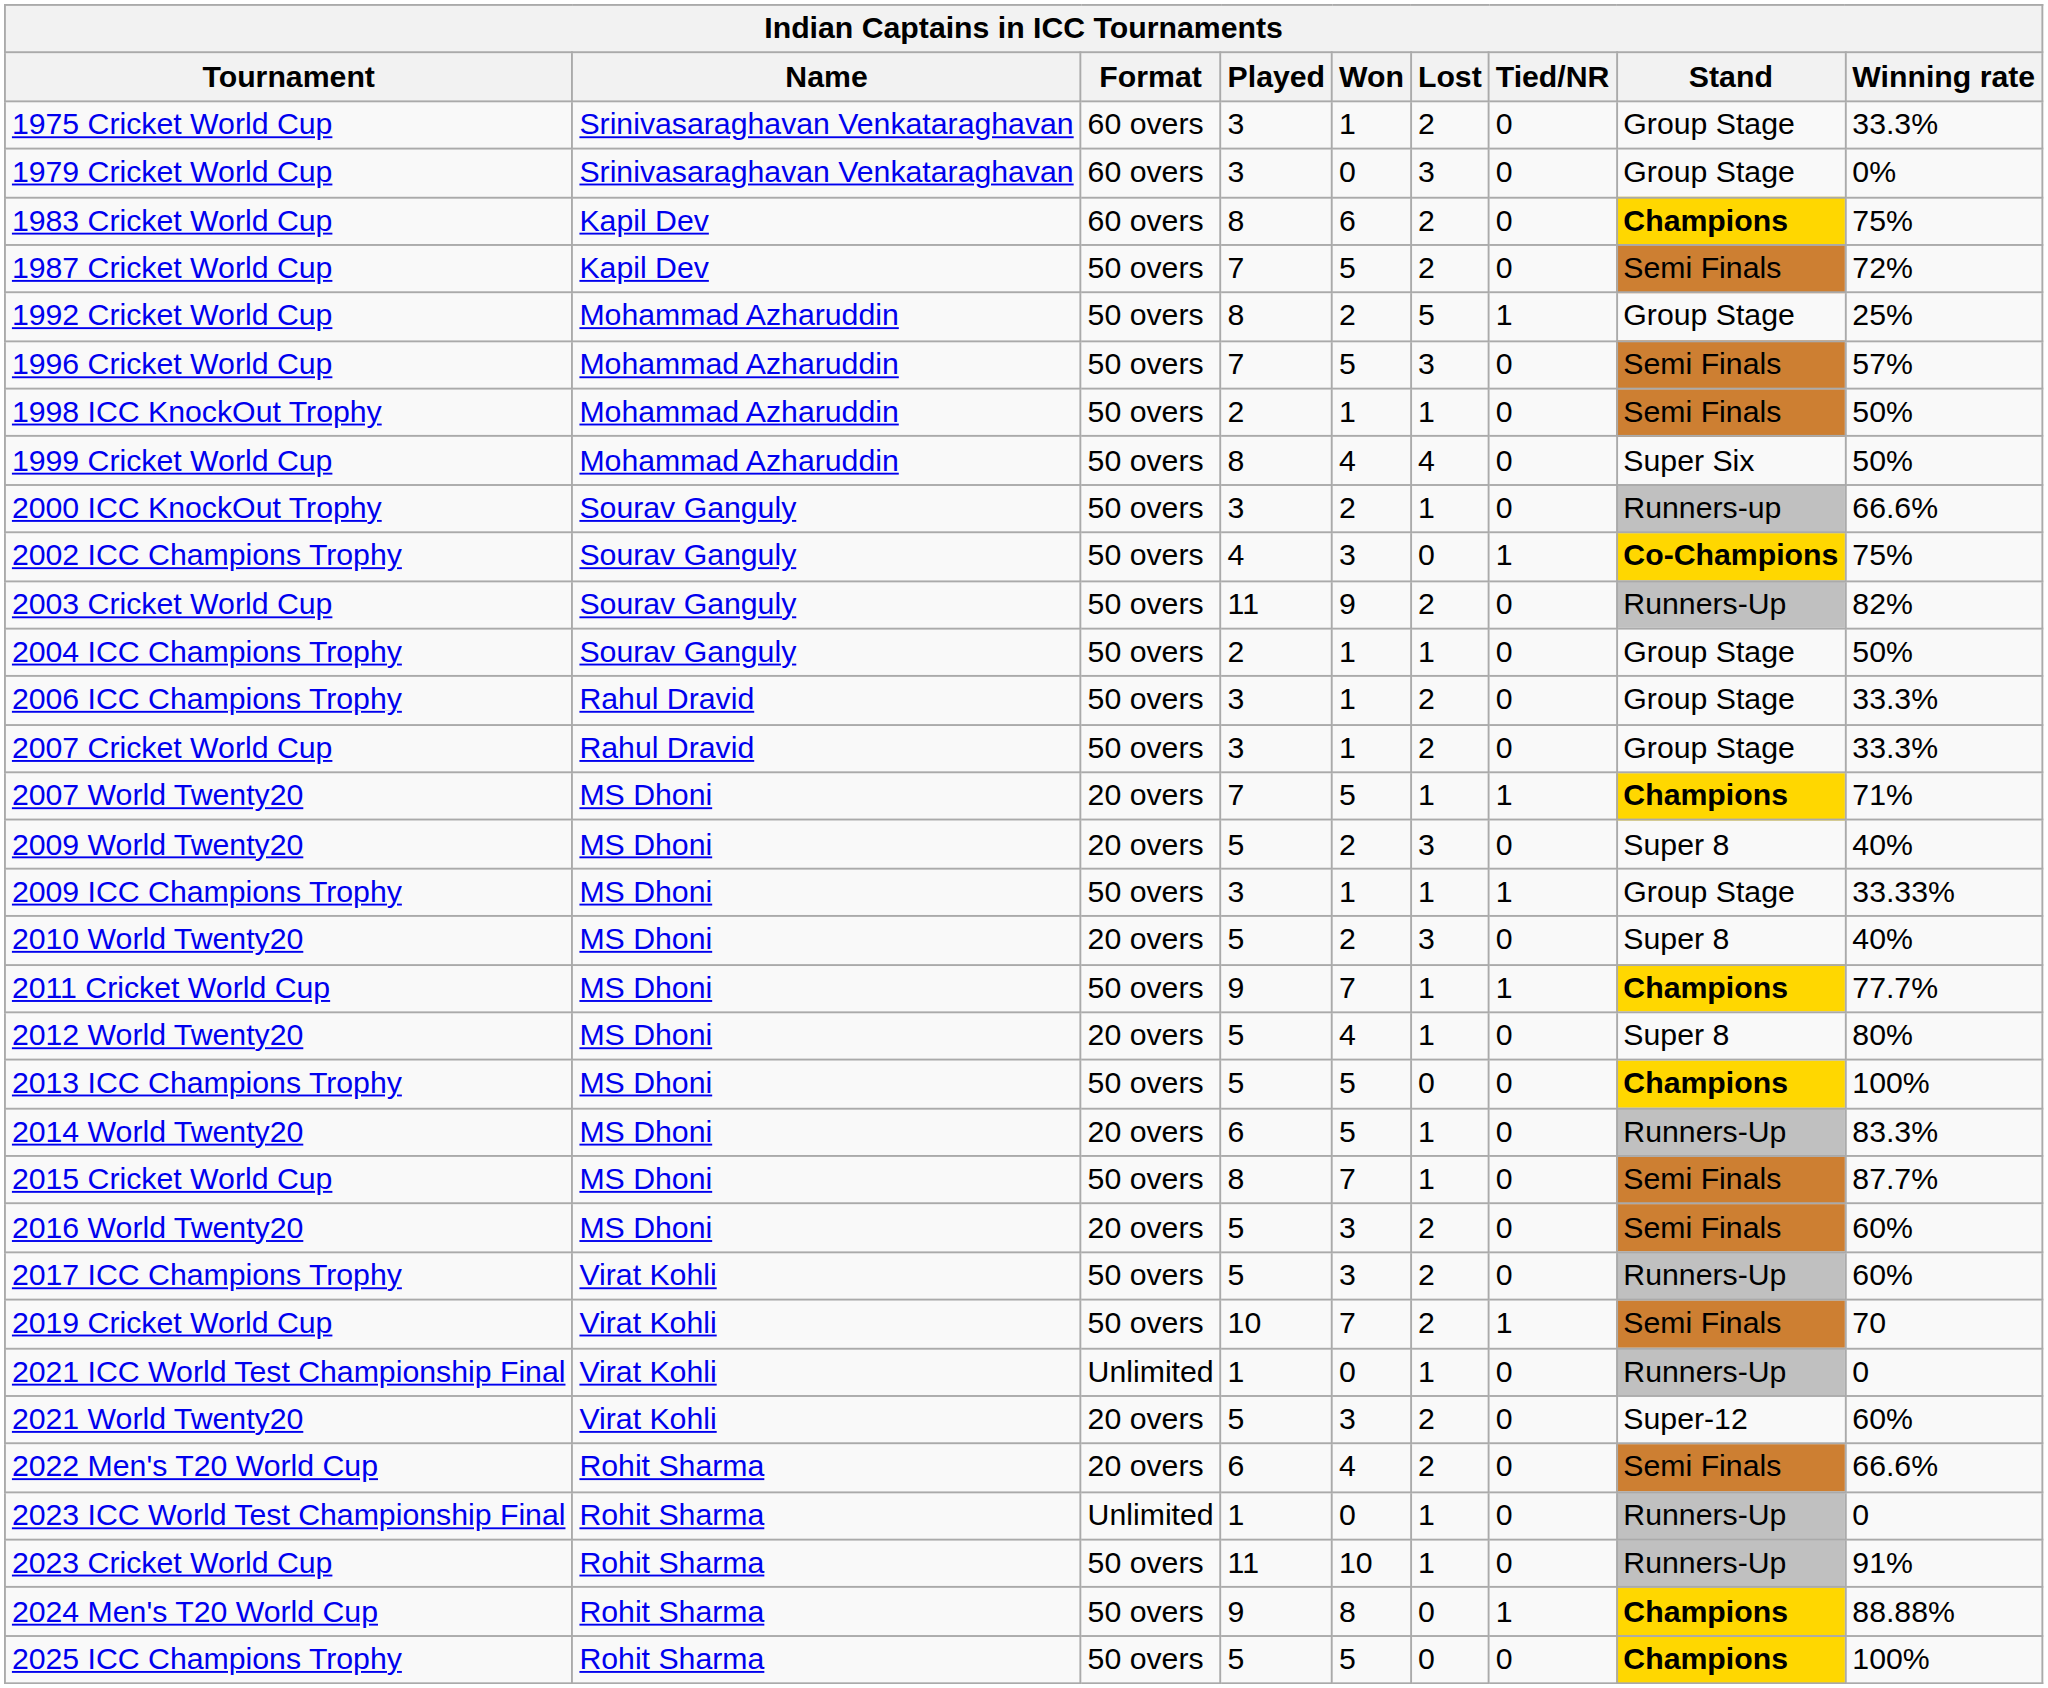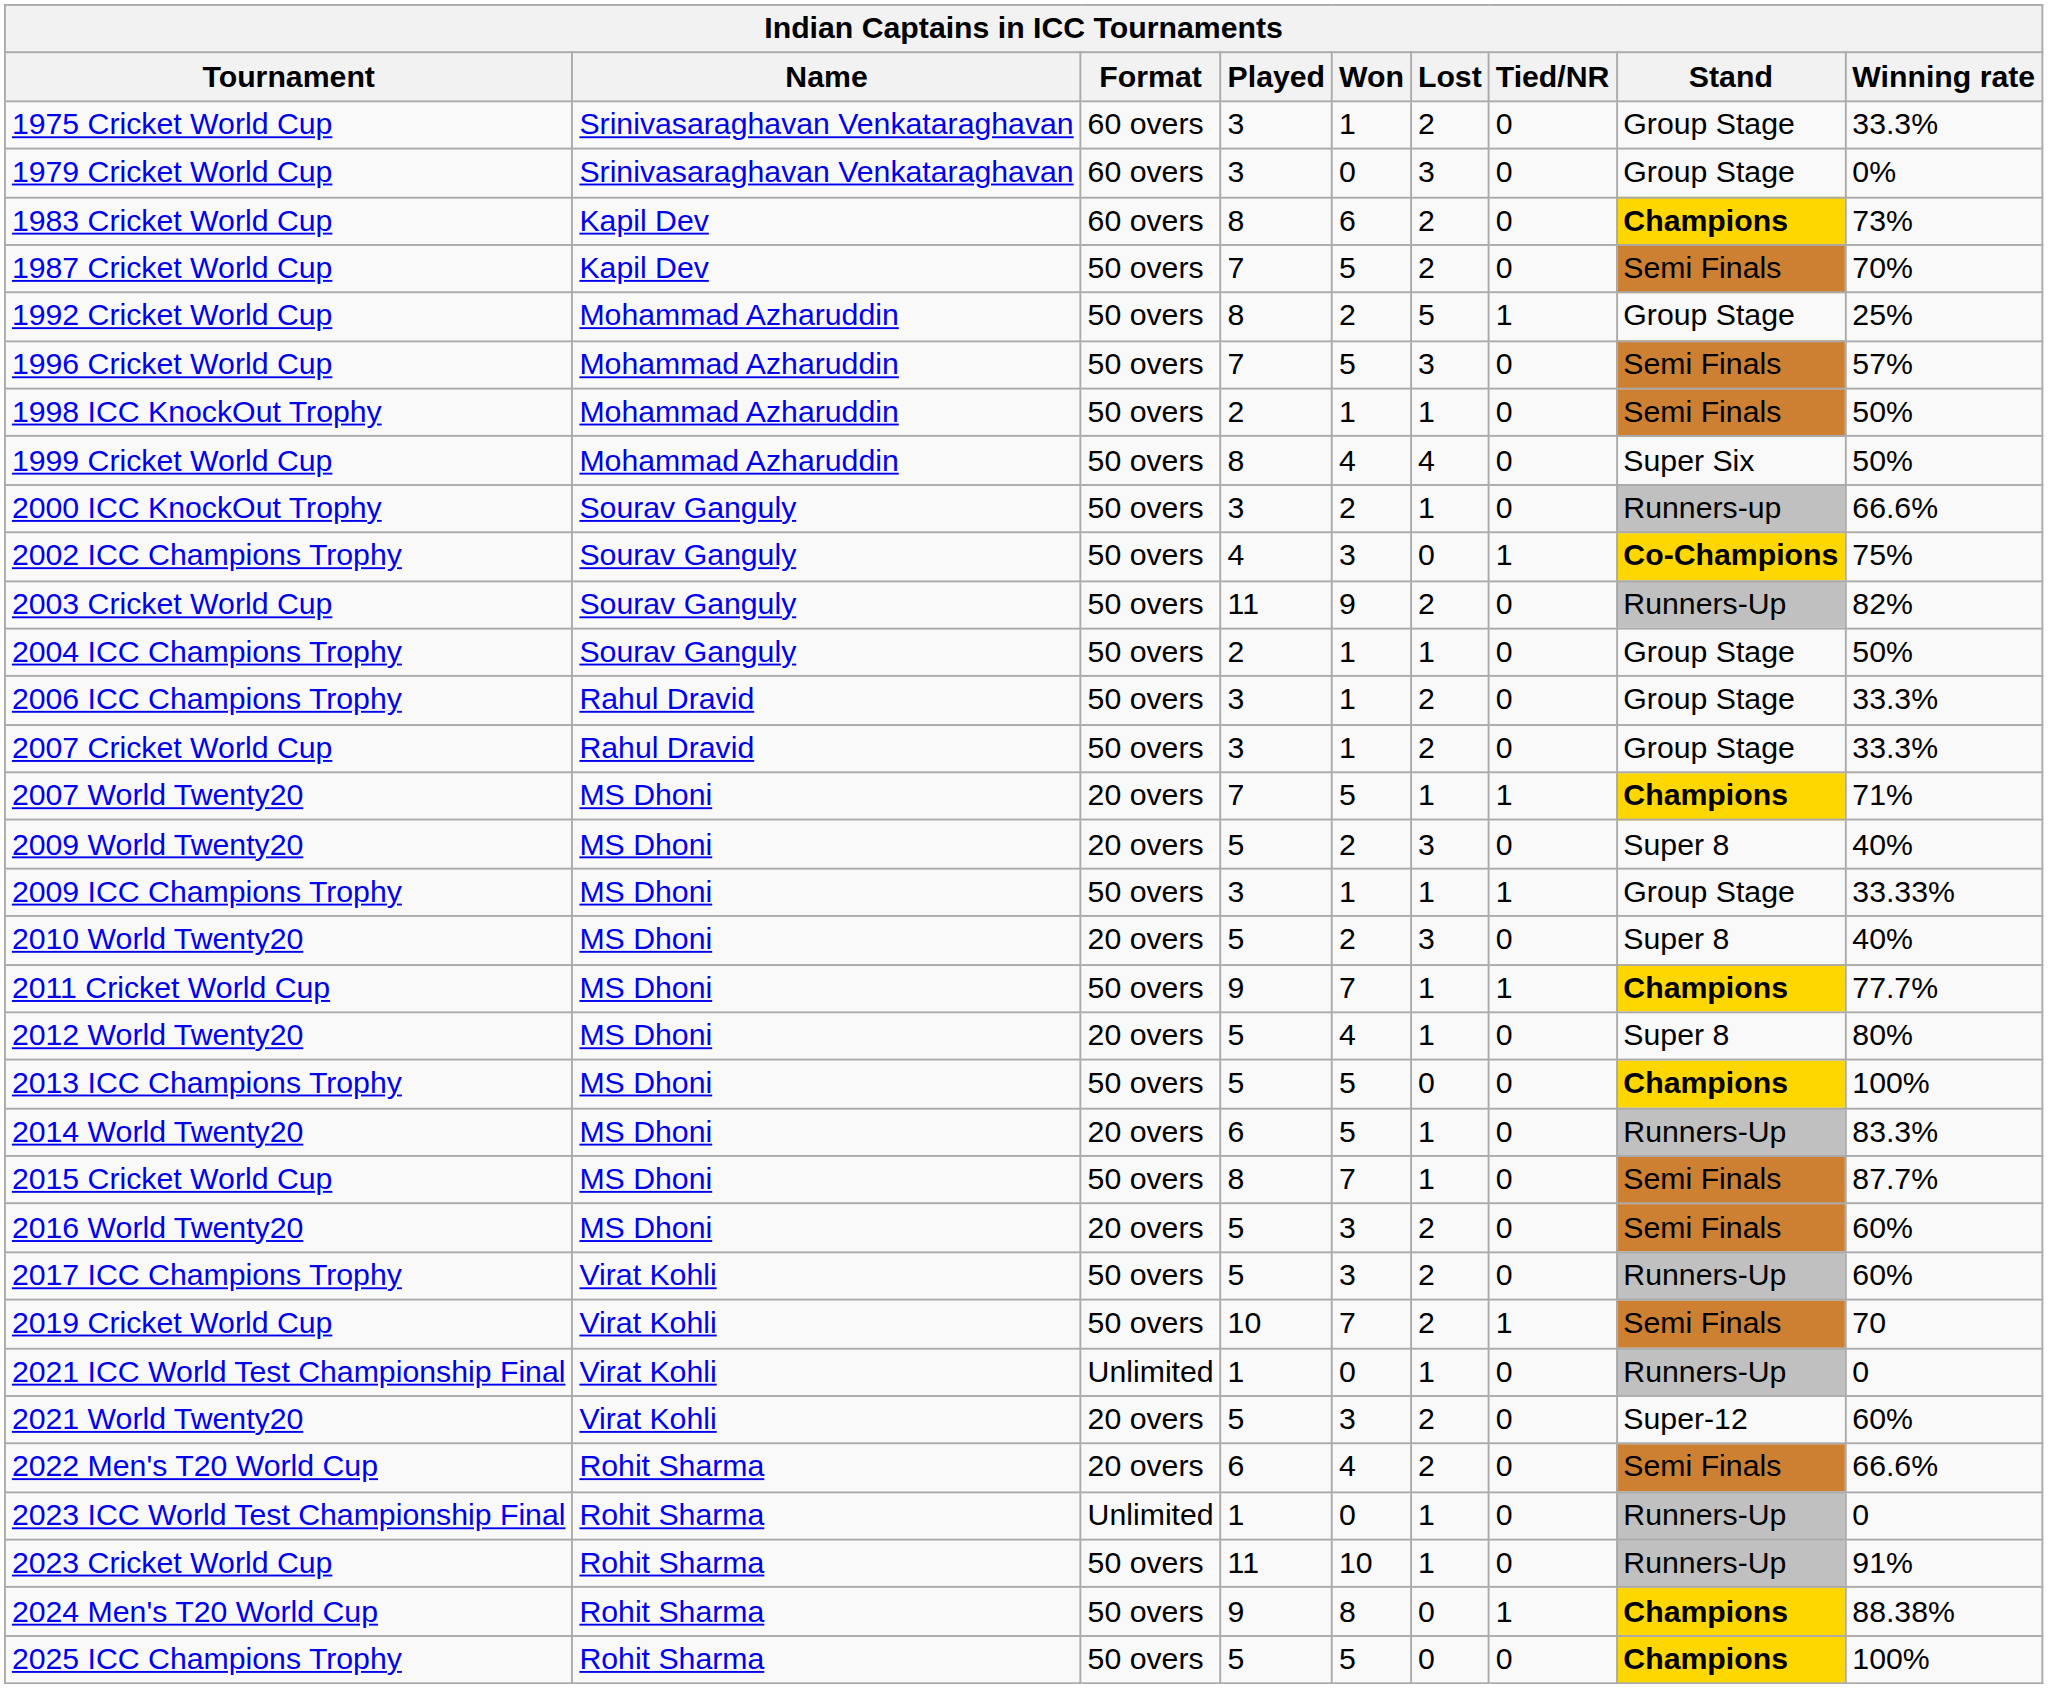(1883, 220) 75% -> (1883, 220) 73%
(1883, 268) 72% -> (1883, 268) 70%
(1904, 1611) 88.88% -> (1904, 1611) 88.38%
